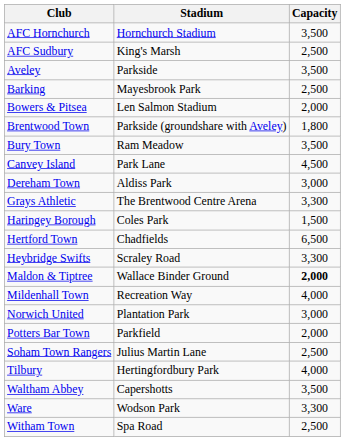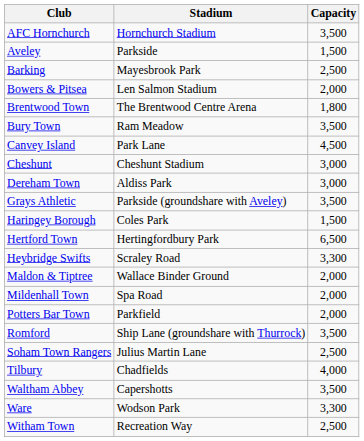- row: (40, 51)
(315, 70) 3,500 -> (333, 51) 1,500
(202, 126) Parkside (groundshare with Aveley) -> (187, 107) The Brentwood Centre Arena
+ row: (29, 164)
(187, 201) The Brentwood Centre Arena -> (202, 201) Parkside (groundshare with Aveley)
(315, 201) 3,300 -> (333, 201) 3,500
(142, 239) Chadfields -> (168, 239) Hertingfordbury Park
(315, 276) bold -> (333, 276) normal
(154, 295) Recreation Way -> (140, 295) Spa Road
(315, 295) 4,000 -> (333, 295) 2,000
- row: (45, 314)
+ row: (28, 333)
(168, 370) Hertingfordbury Park -> (142, 370) Chadfields
(140, 426) Spa Road -> (154, 426) Recreation Way
